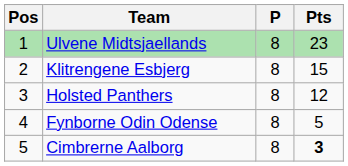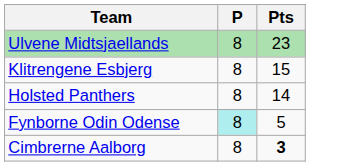- column: (23, 17)
(319, 95) 12 -> (281, 95) 14
(275, 122) no background -> (237, 122) paleturquoise background
